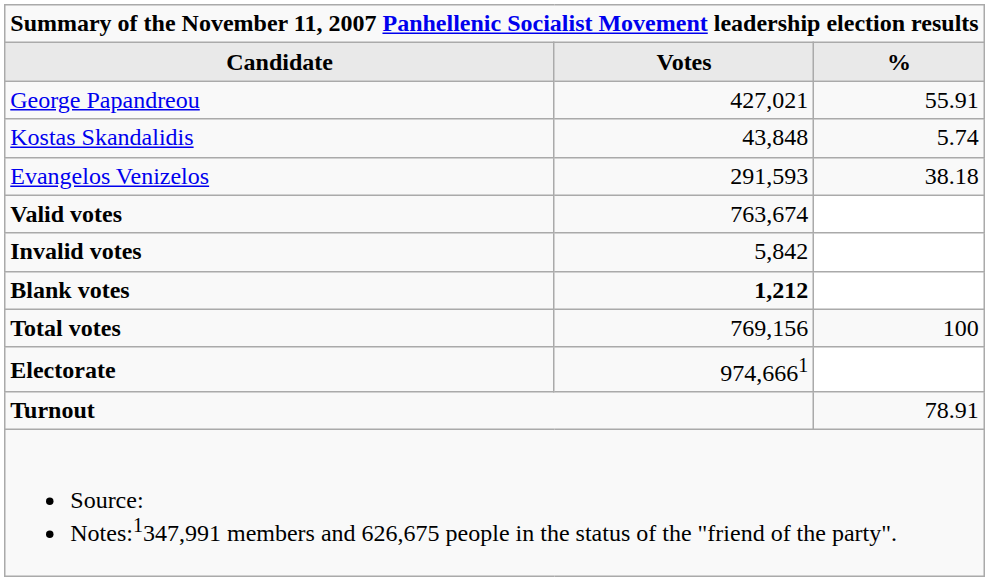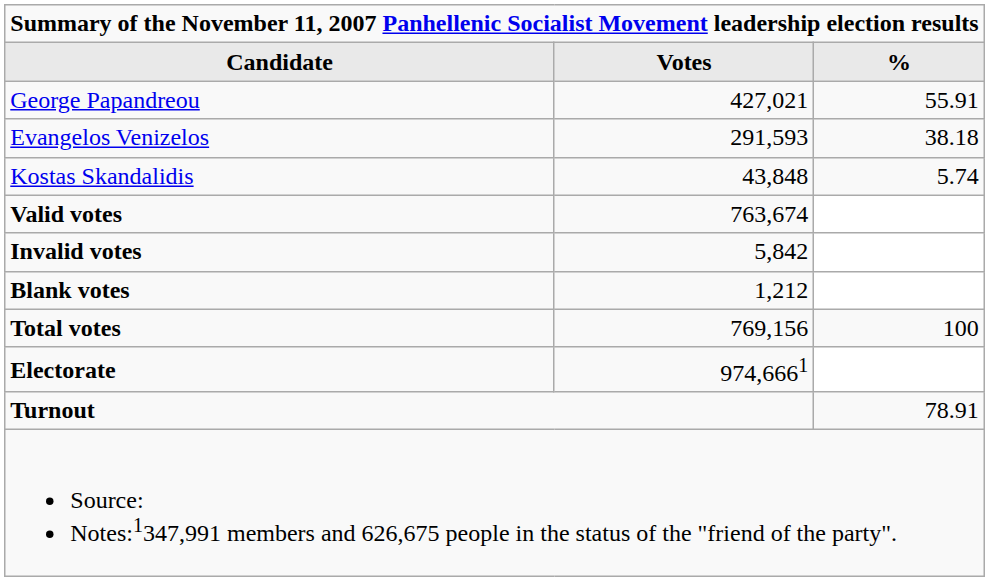rows swapped: (110, 175) <-> (102, 137)
(781, 289) bold -> (781, 289) normal
